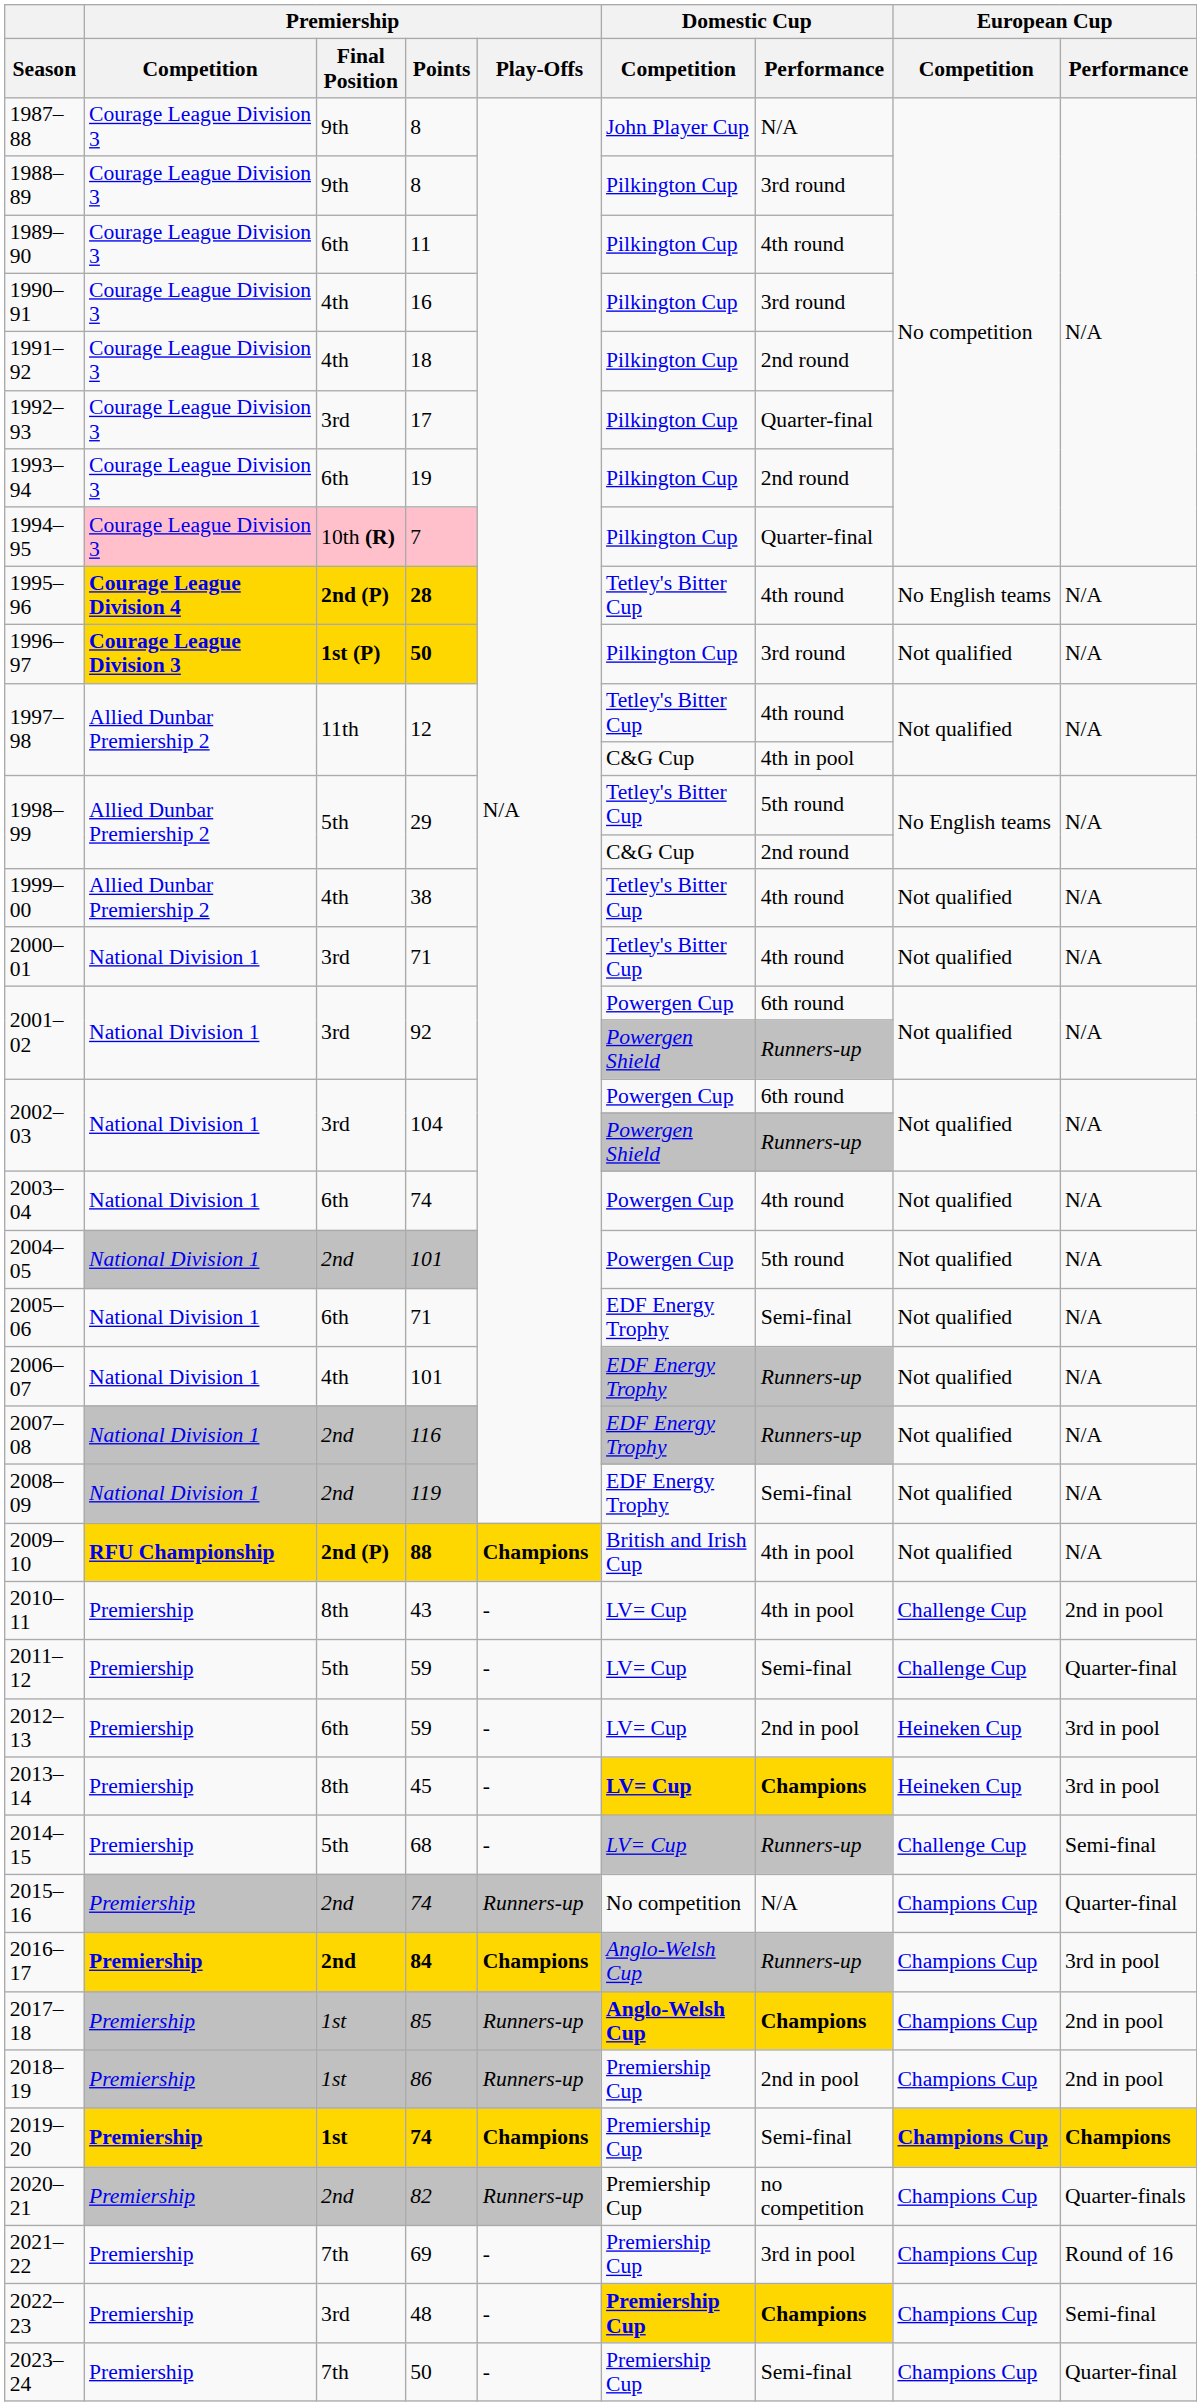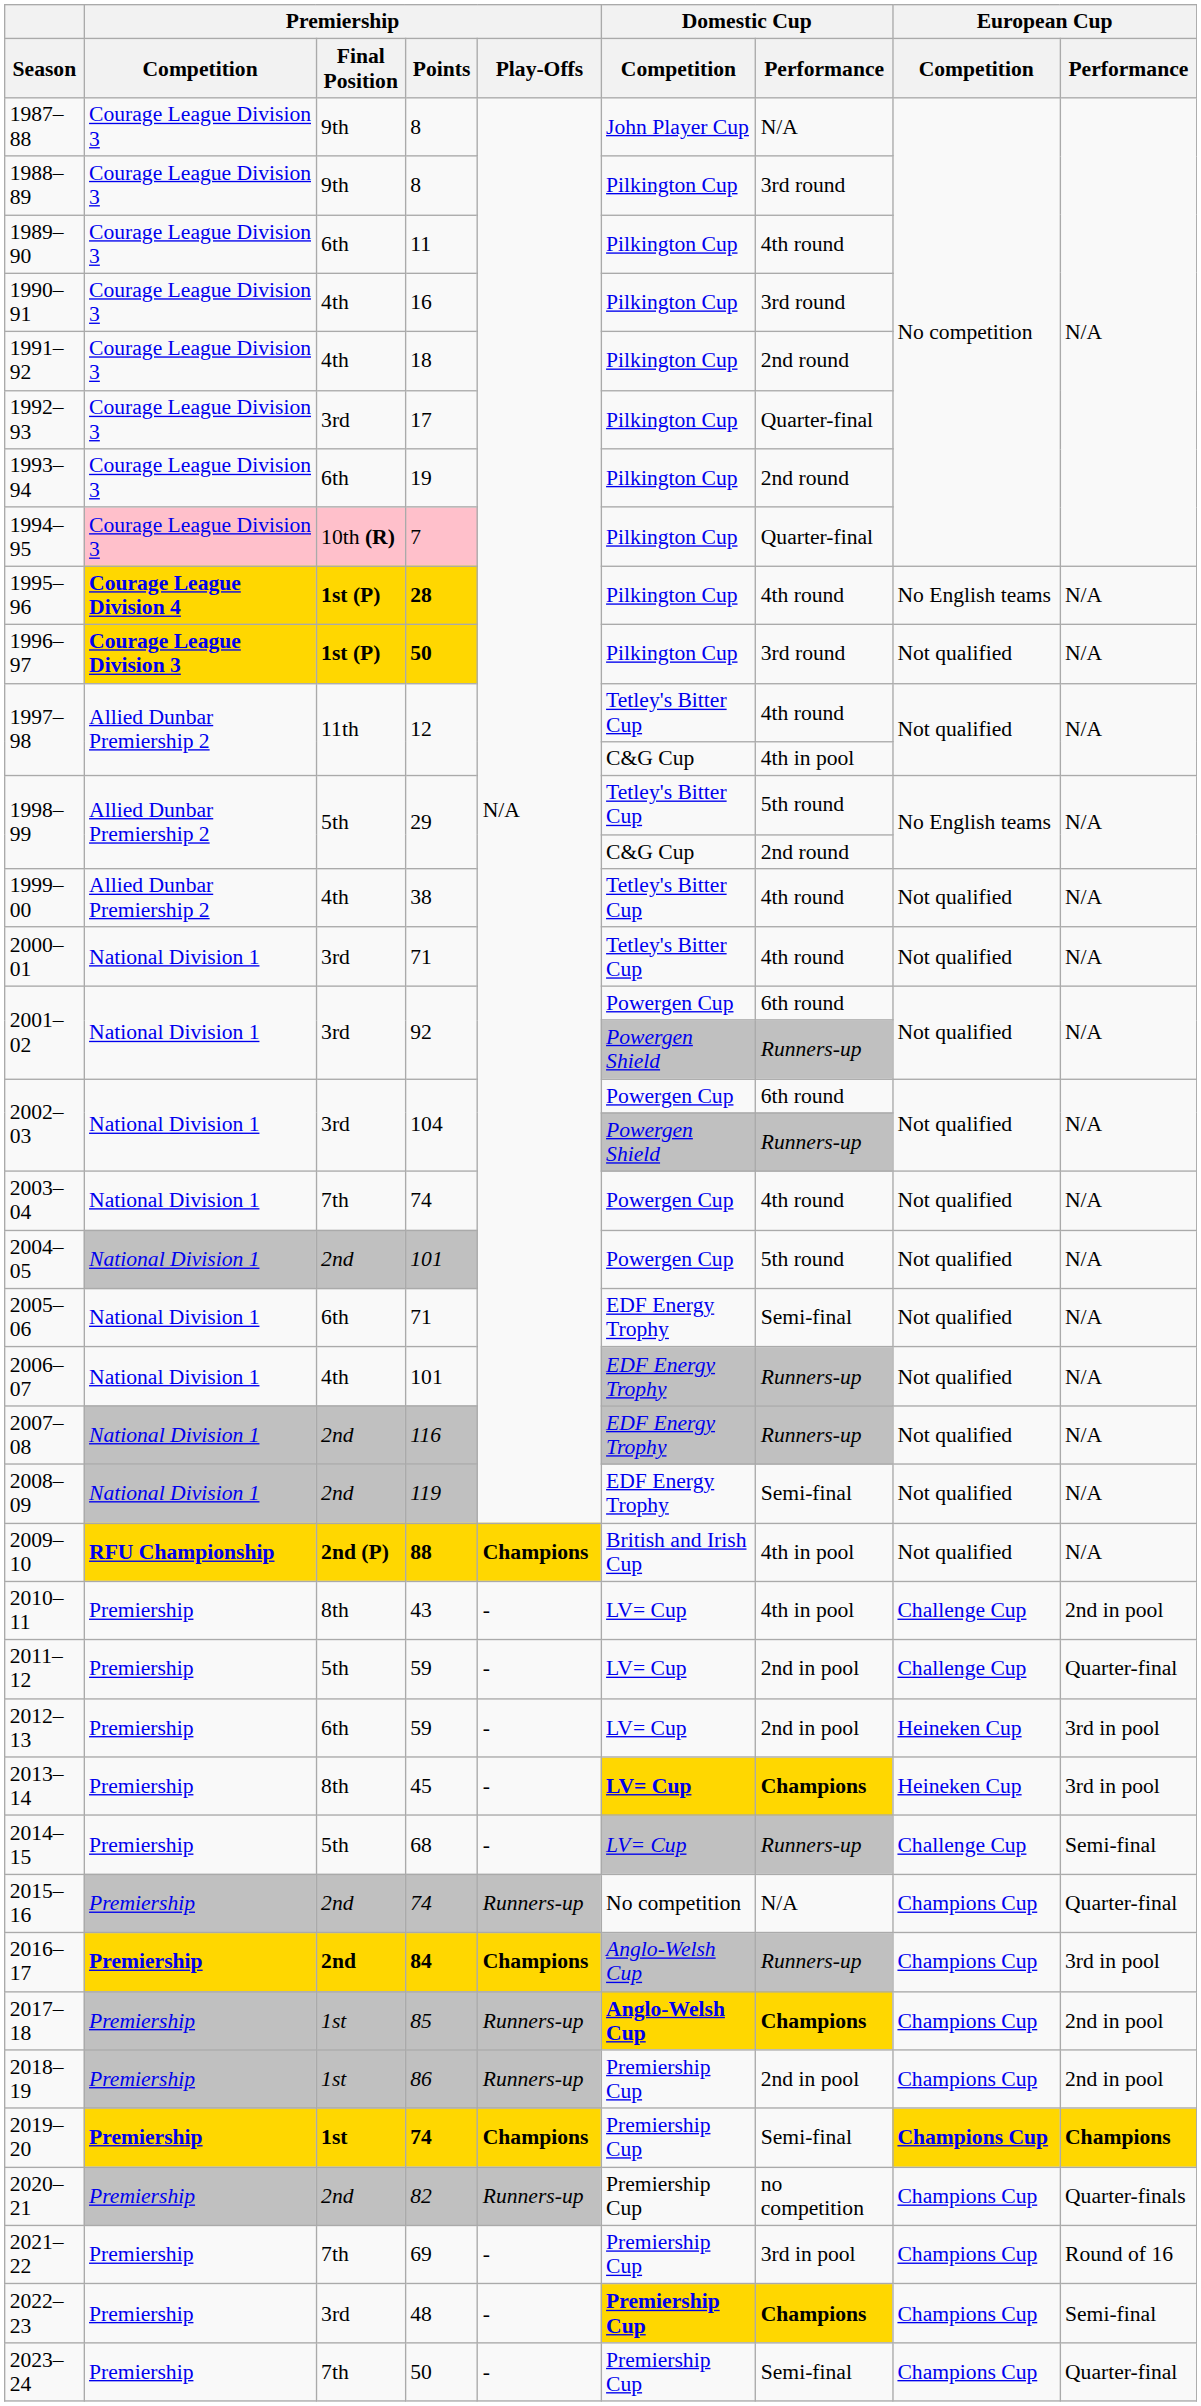(355, 595) 2nd (P) -> (351, 595) 1st (P)
(666, 595) Tetley's Bitter Cup -> (672, 595) Pilkington Cup
(335, 1200) 6th -> (335, 1200) 7th
(806, 1668) Semi-final -> (810, 1668) 2nd in pool
